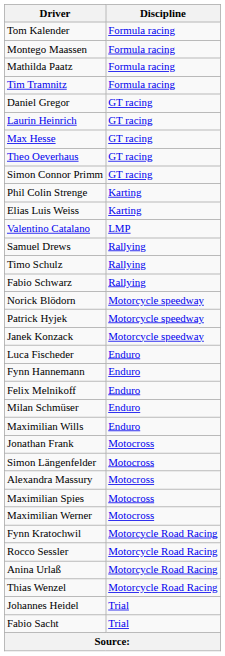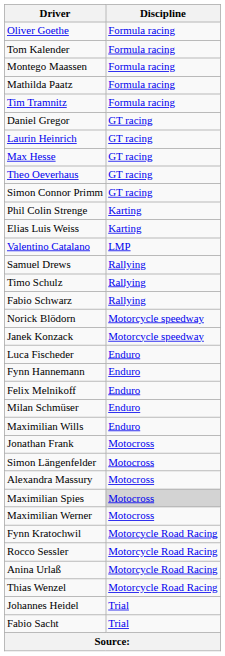+ row: (38, 31)
- row: (37, 318)
(131, 497) no background -> (131, 497) lightgrey background
